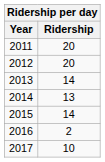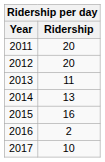(69, 81) 14 -> (69, 81) 11
(69, 115) 14 -> (69, 115) 16
